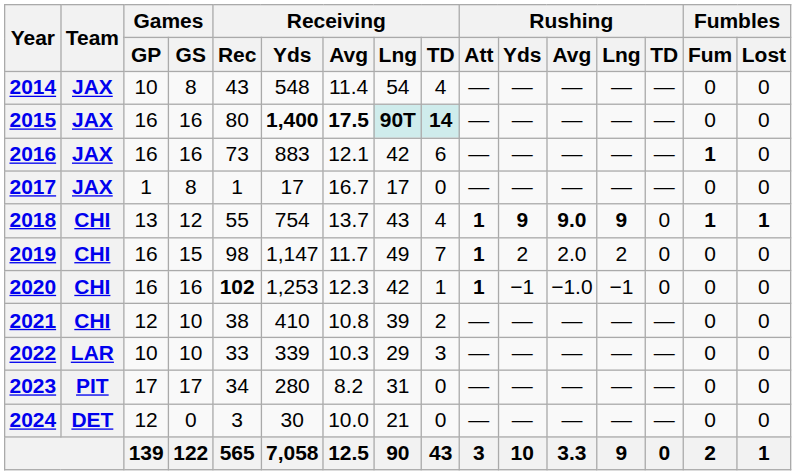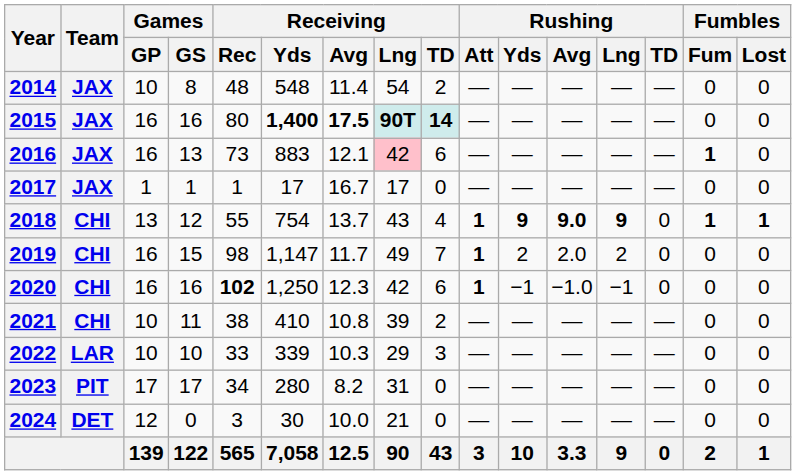(237, 87) 43 -> (237, 87) 48
(441, 87) 4 -> (441, 87) 2
(191, 154) 16 -> (191, 154) 13
(398, 154) no background -> (398, 154) pink background
(191, 187) 8 -> (191, 187) 1
(292, 287) 1,253 -> (292, 287) 1,250
(441, 287) 1 -> (441, 287) 6
(146, 320) 12 -> (146, 320) 10
(191, 320) 10 -> (191, 320) 11
